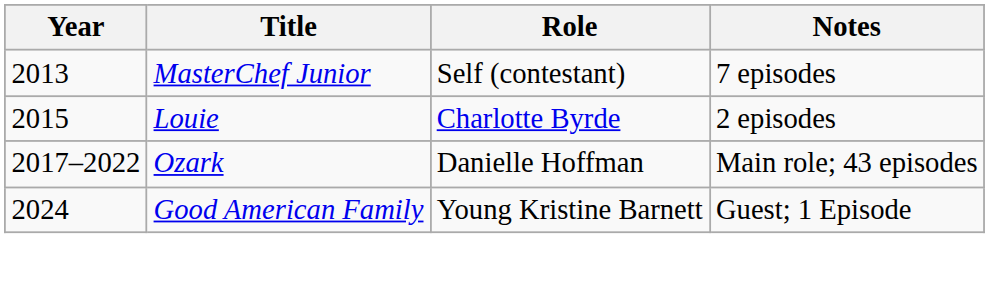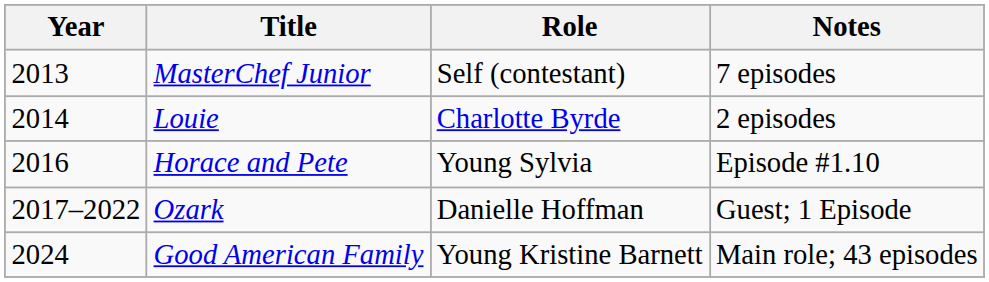(40, 118) 2015 -> (40, 118) 2014
+ row: (251, 163)
(847, 163) Main role; 43 episodes -> (814, 208) Guest; 1 Episode
(814, 208) Guest; 1 Episode -> (847, 254) Main role; 43 episodes
